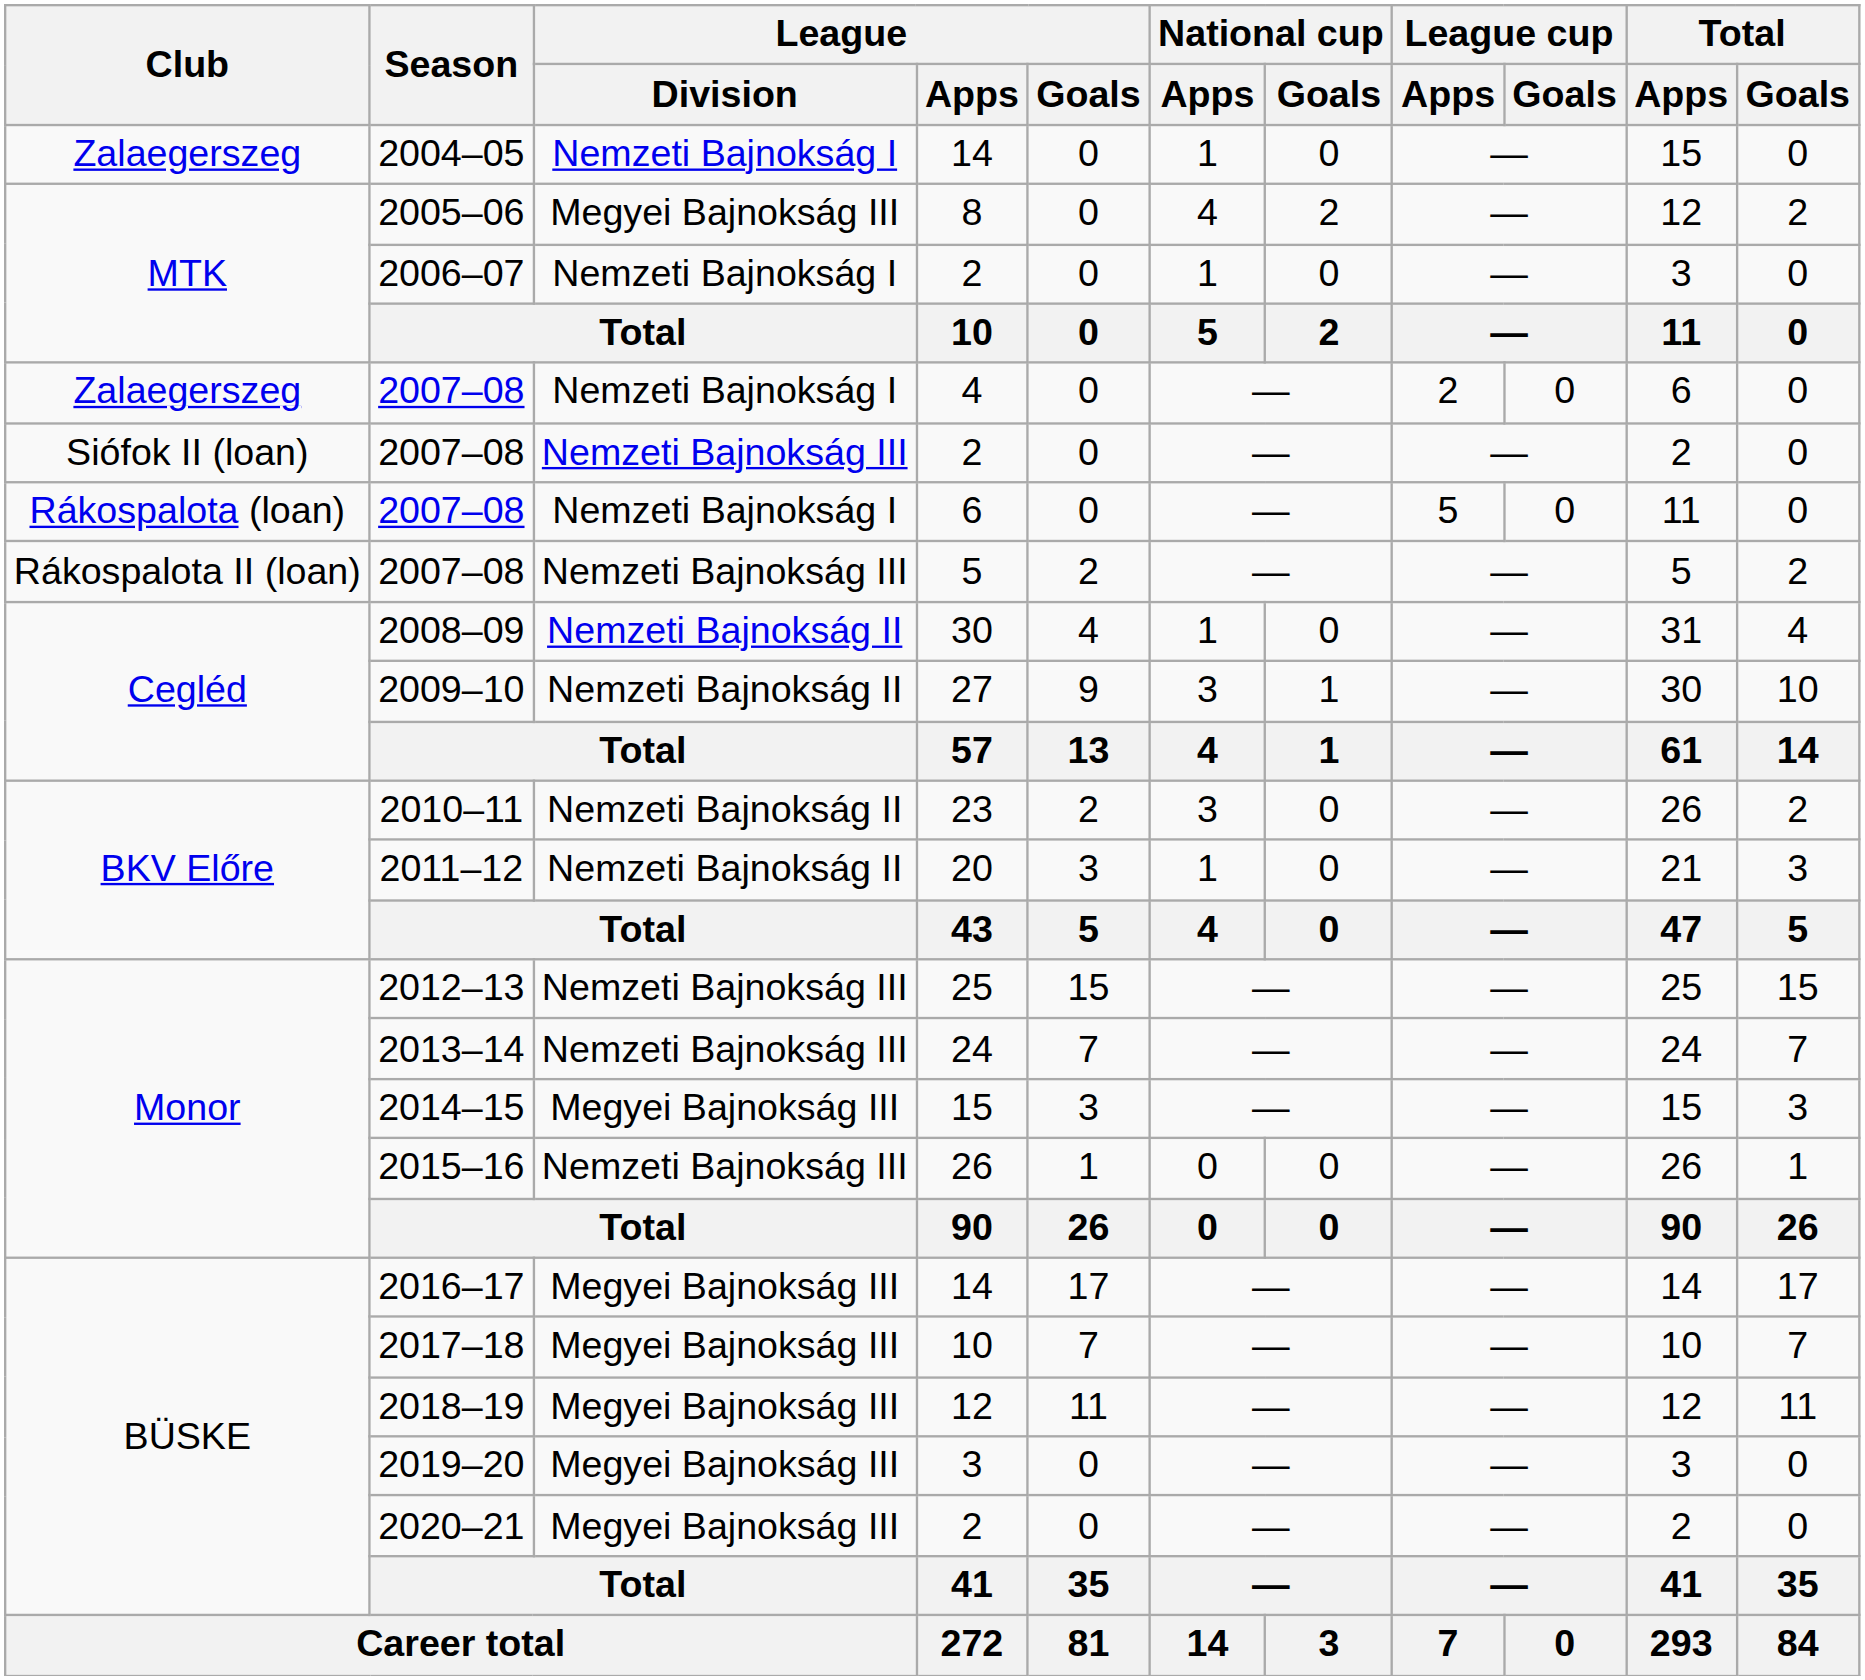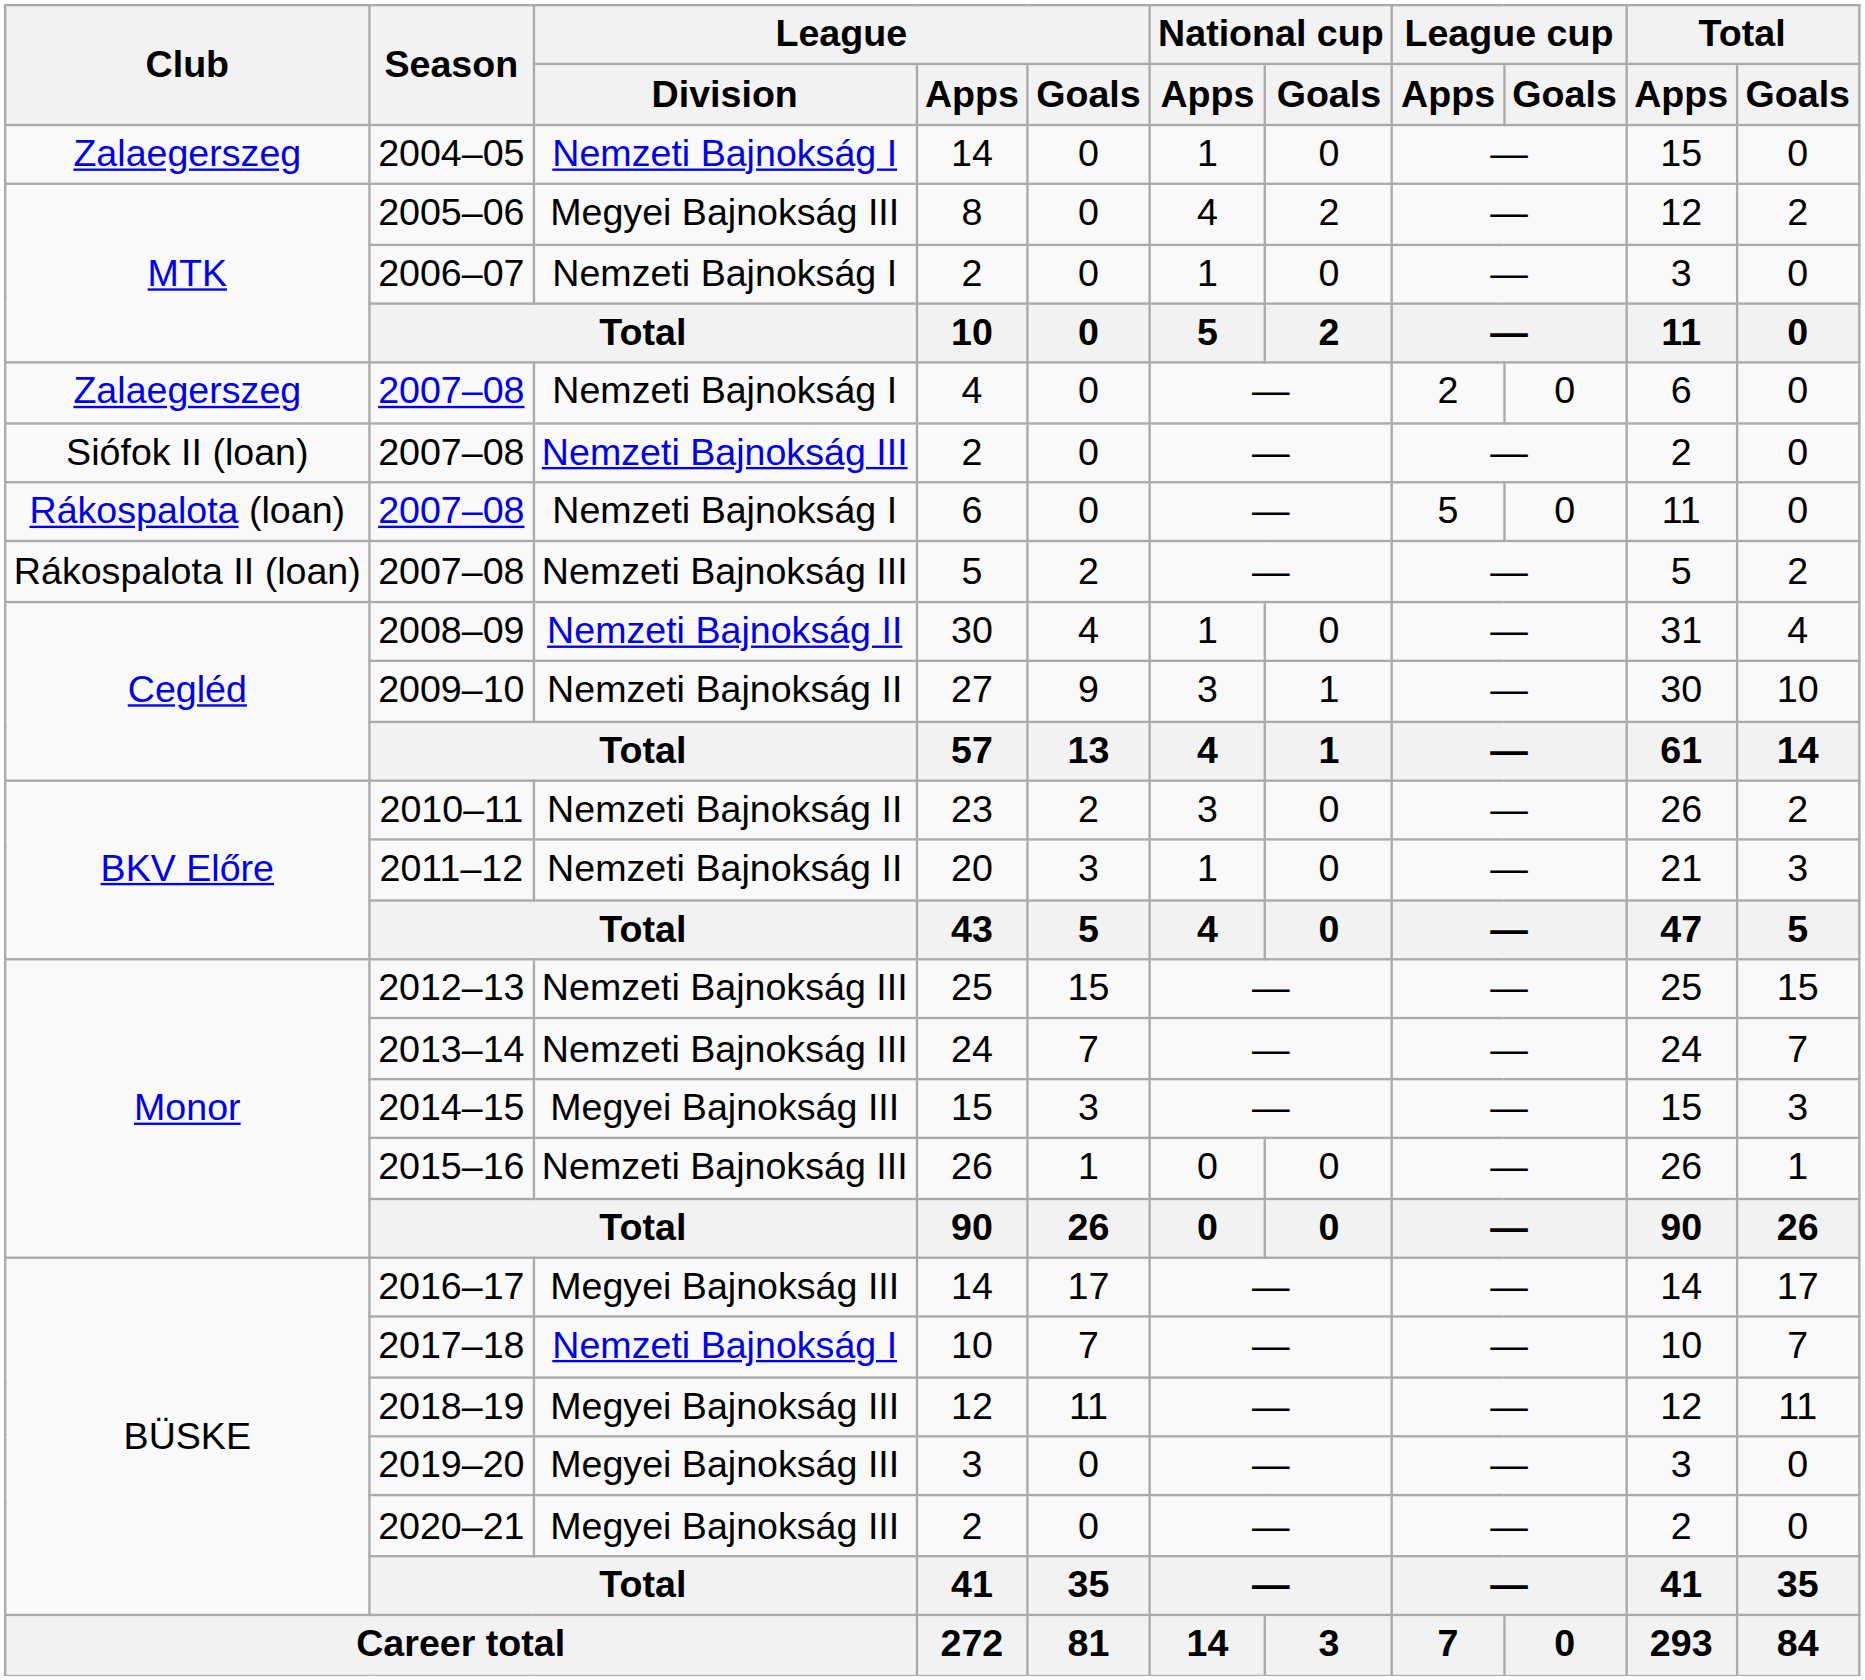(725, 1346) Megyei Bajnokság III -> (725, 1346) Nemzeti Bajnokság I
